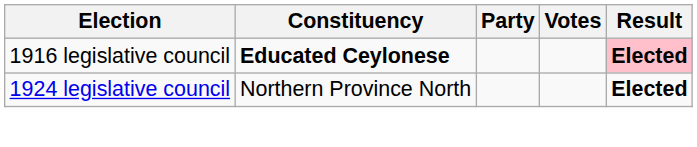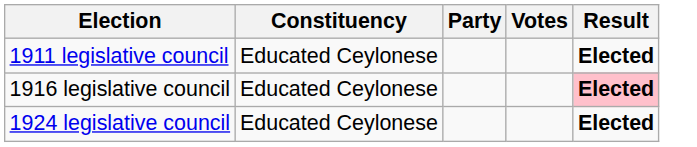+ row: (119, 55)
(345, 55) bold -> (339, 89) normal
(356, 89) Northern Province North -> (339, 123) Educated Ceylonese
